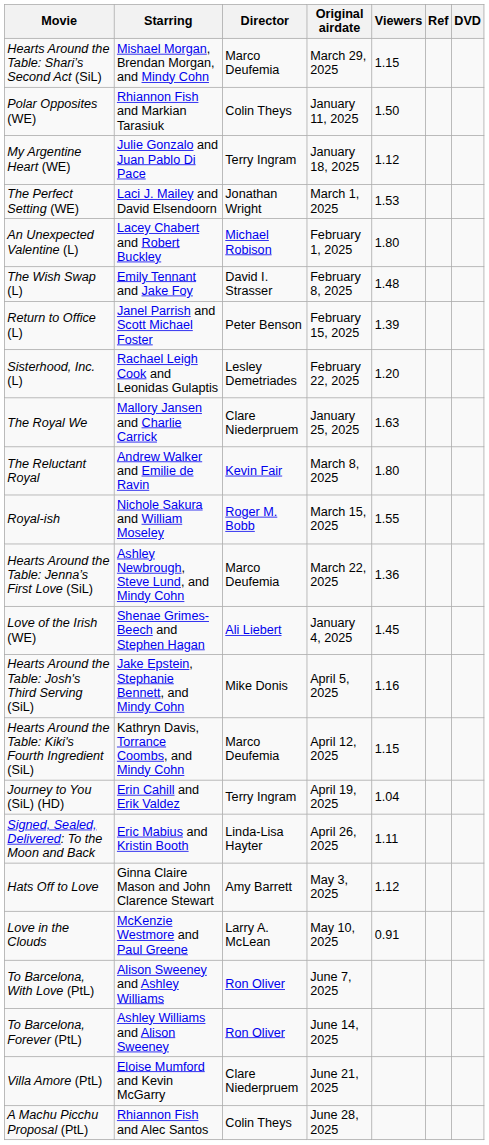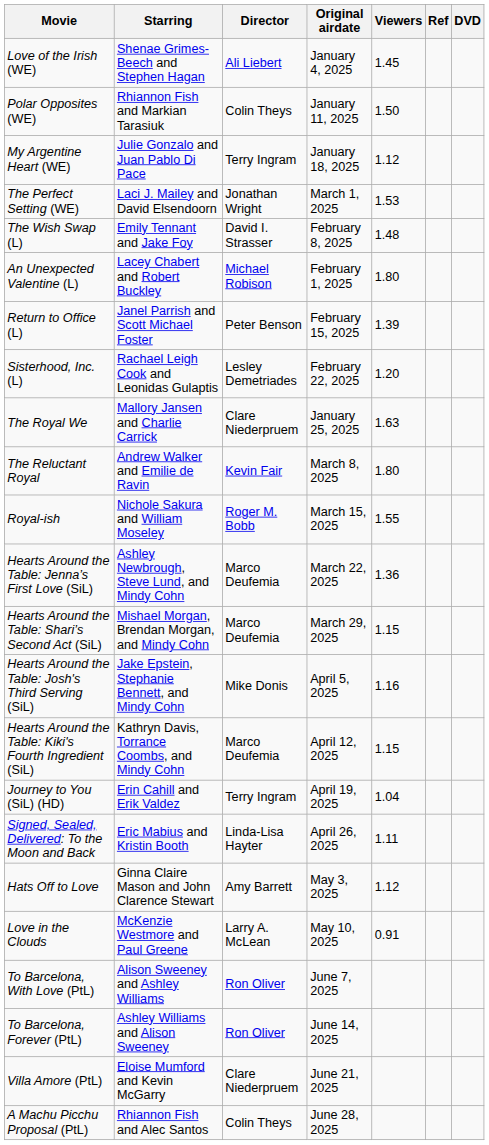rows swapped: (52, 630) <-> (58, 63)
rows swapped: (51, 242) <-> (52, 284)
